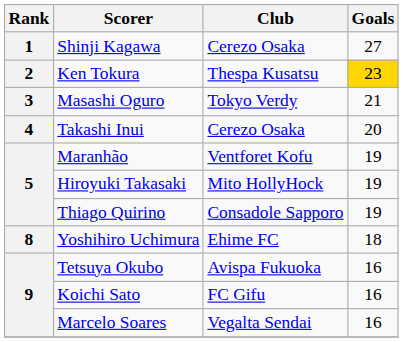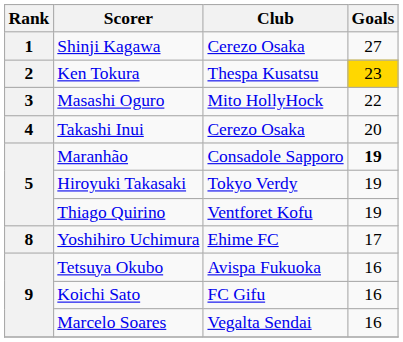(252, 101) Tokyo Verdy -> (265, 101) Mito HollyHock
(373, 101) 21 -> (373, 101) 22
(260, 156) Ventforet Kofu -> (276, 156) Consadole Sapporo
(373, 156) normal -> (373, 156) bold
(265, 184) Mito HollyHock -> (252, 184) Tokyo Verdy
(276, 211) Consadole Sapporo -> (260, 211) Ventforet Kofu
(373, 239) 18 -> (373, 239) 17
